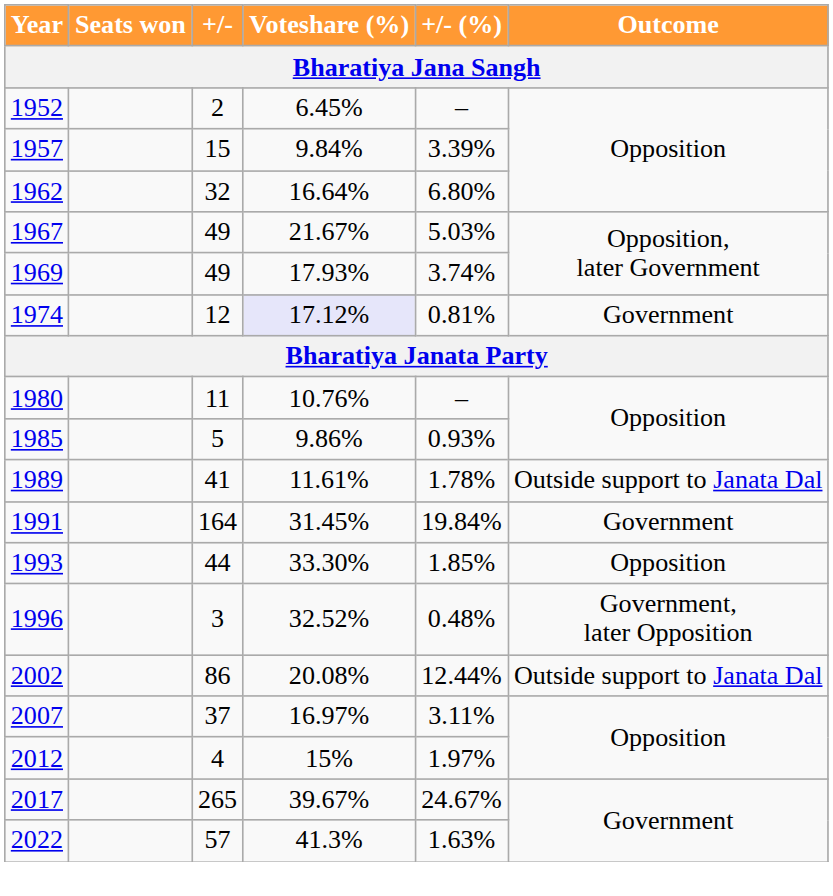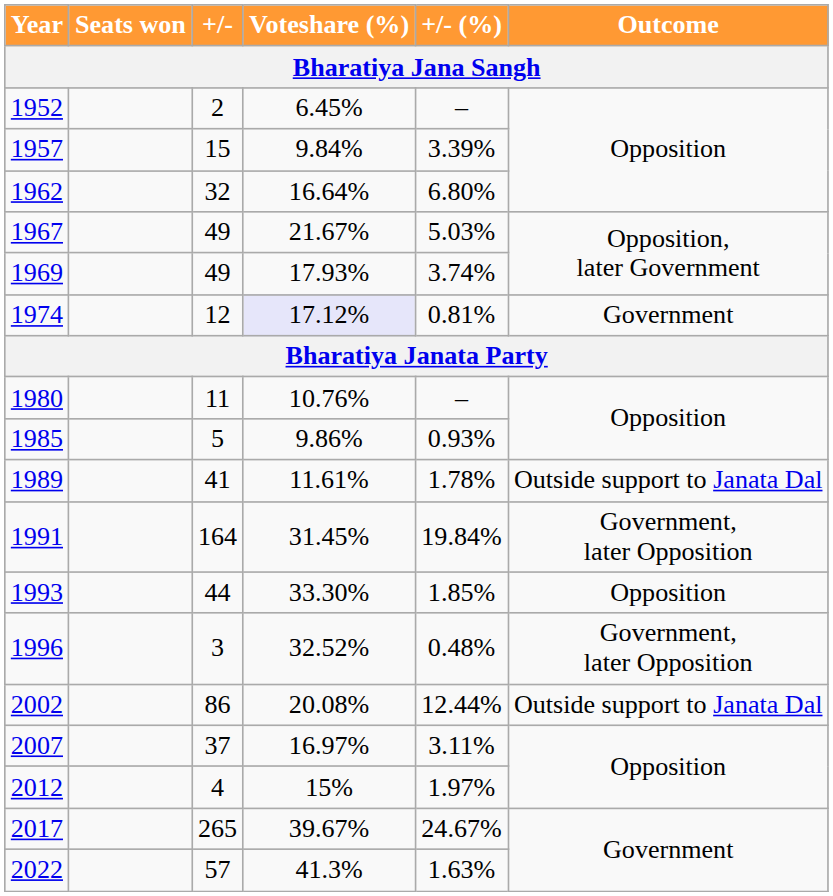(668, 521) Government -> (668, 536) Government, later Opposition
